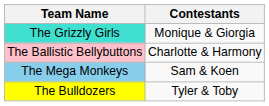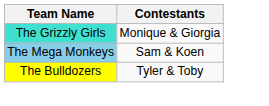- row: (75, 52)
